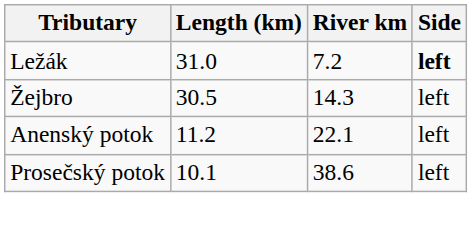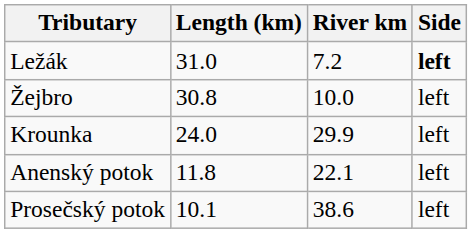(196, 97) 30.5 -> (196, 97) 30.8
(333, 97) 14.3 -> (333, 97) 10.0
+ row: (51, 135)
(196, 135) 11.2 -> (196, 172) 11.8
